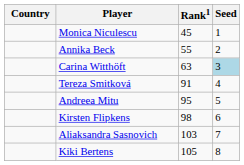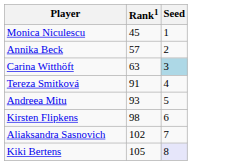- column: (30, 14)
(186, 49) 55 -> (134, 49) 57
(186, 100) 95 -> (134, 100) 93
(189, 134) 103 -> (137, 134) 102
(218, 151) no background -> (166, 151) lavender background
